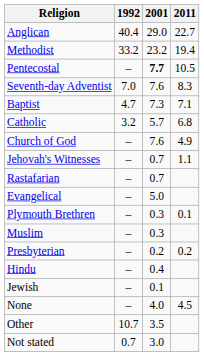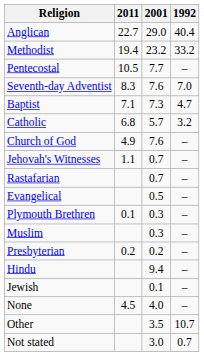columns swapped: (128, 13) <-> (185, 13)
(157, 68) bold -> (156, 68) normal
(157, 196) 5.0 -> (156, 196) 0.5
(157, 269) 0.4 -> (156, 269) 9.4
